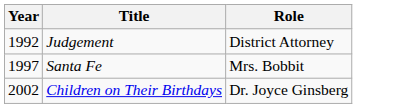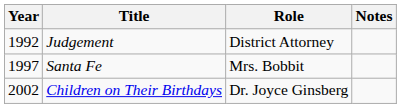+ column: (374, 16)
